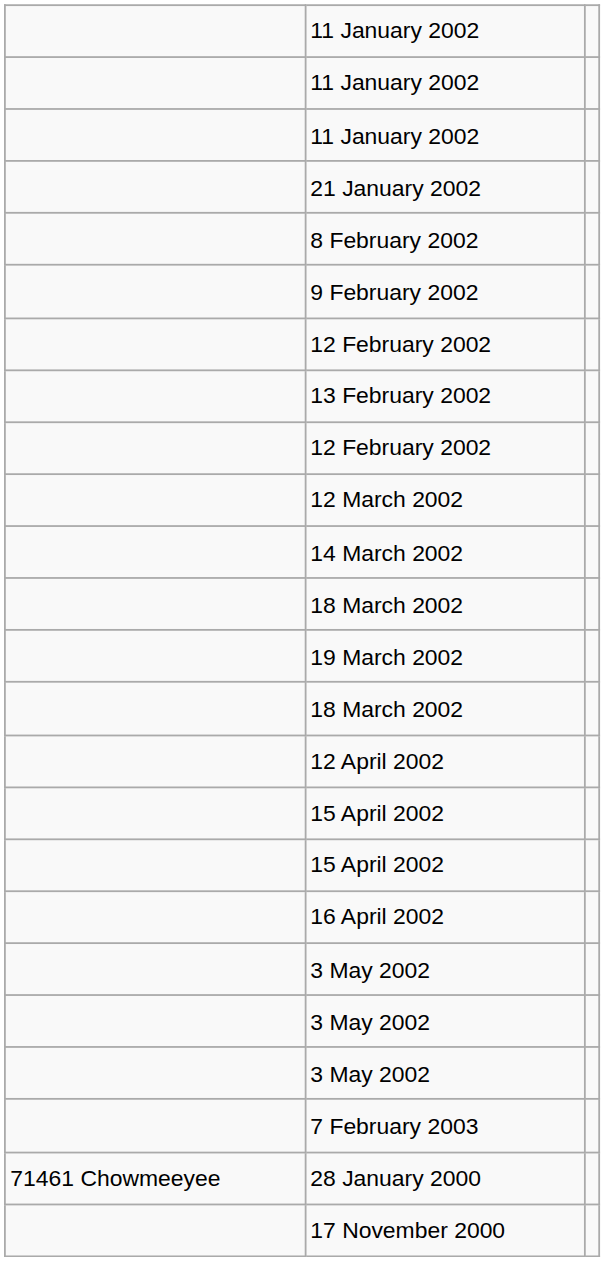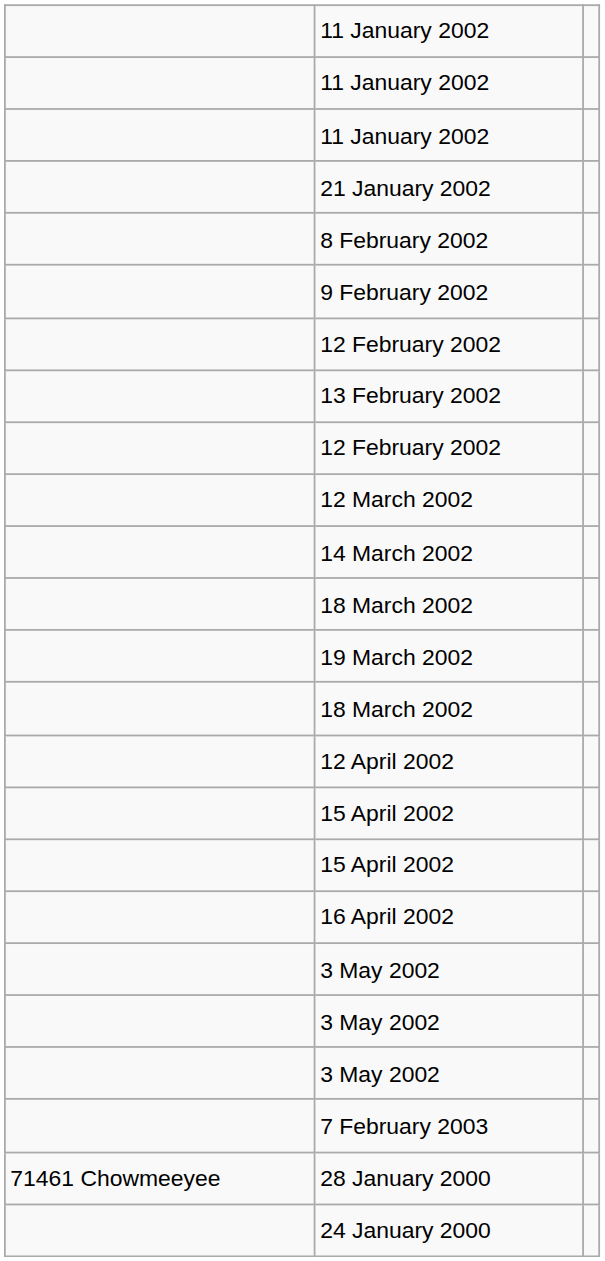+ row: (160, 1230)
- row: (155, 1230)
